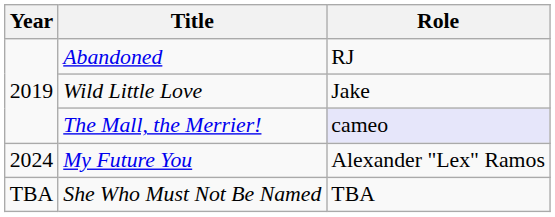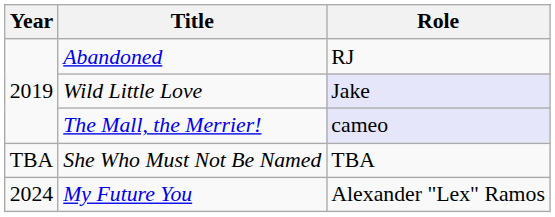(351, 90) no background -> (351, 90) lavender background
rows swapped: (128, 159) <-> (192, 194)
